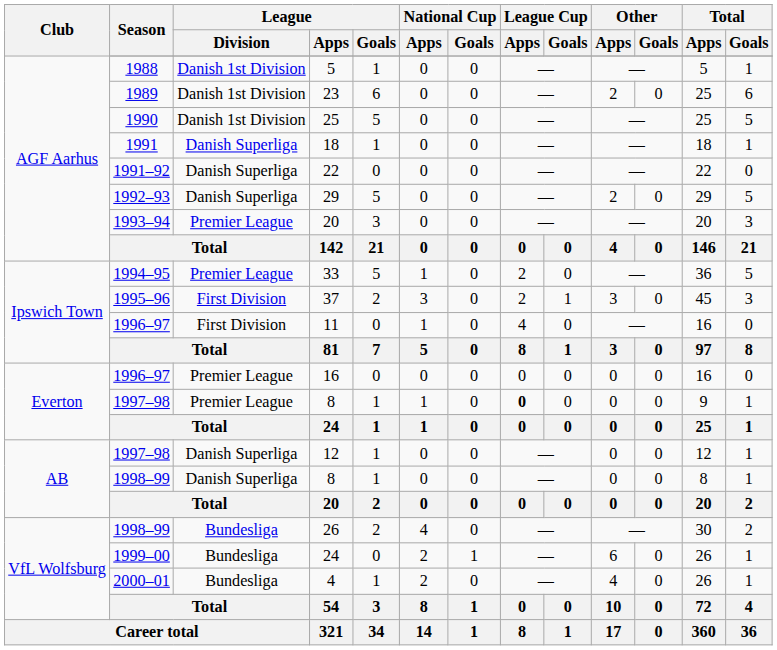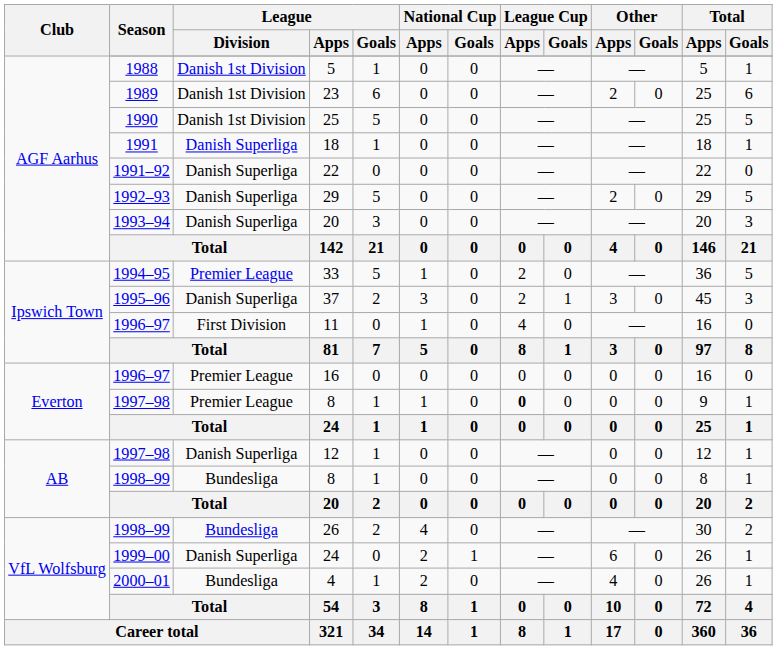(241, 222) Premier League -> (241, 222) Danish Superliga
(241, 299) First Division -> (241, 299) Danish Superliga
(241, 478) Danish Superliga -> (241, 478) Bundesliga
(241, 555) Bundesliga -> (241, 555) Danish Superliga
